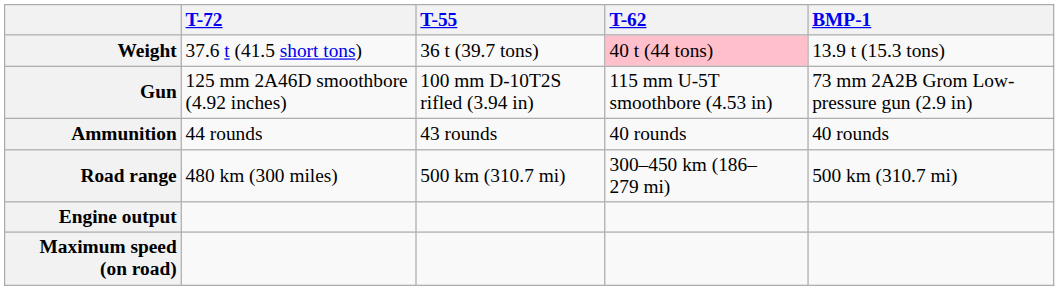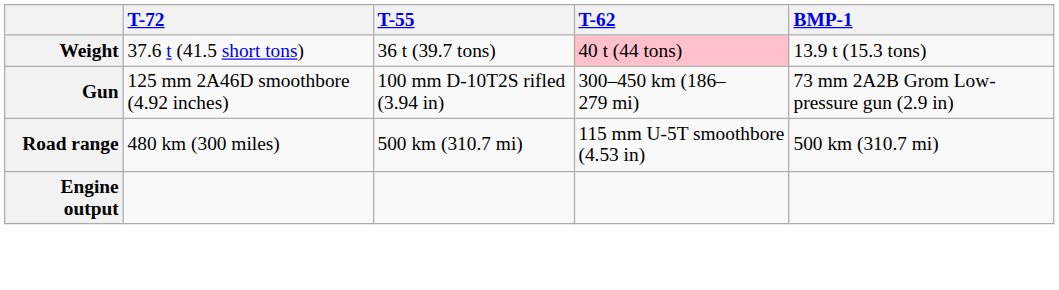(691, 92) 115 mm U-5T smoothbore (4.53 in) -> (652, 92) 300–450 km (186–279 mi)
- row: (124, 133)
(683, 175) 300–450 km (186–279 mi) -> (681, 144) 115 mm U-5T smoothbore (4.53 in)
- row: (108, 258)
